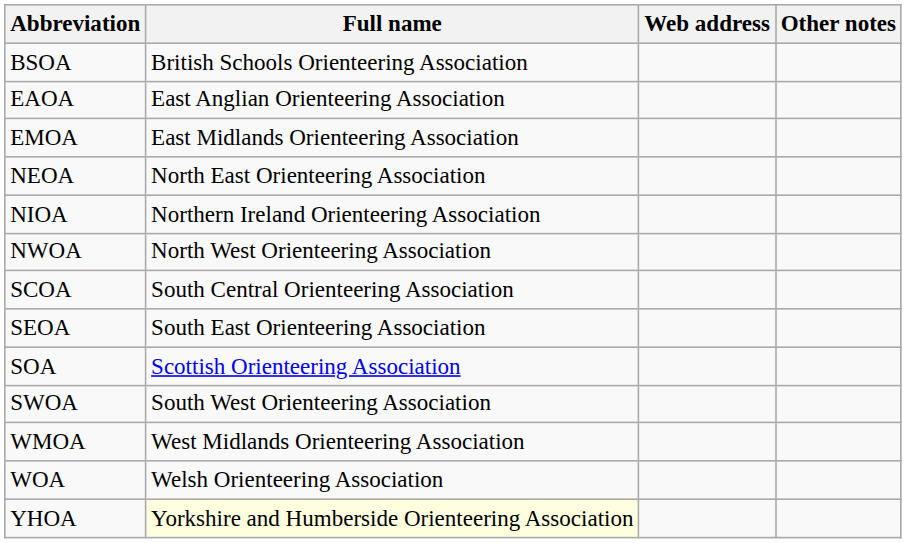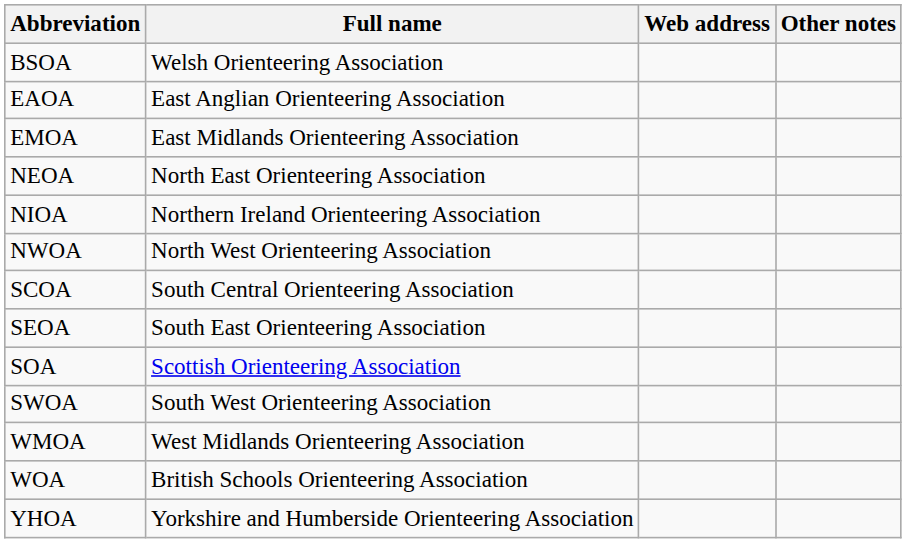(339, 61) British Schools Orienteering Association -> (297, 61) Welsh Orienteering Association
(297, 479) Welsh Orienteering Association -> (339, 479) British Schools Orienteering Association
(392, 517) lightyellow background -> (392, 517) no background
